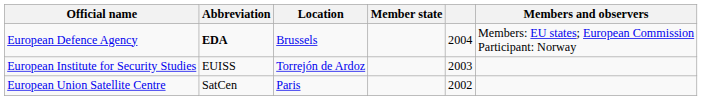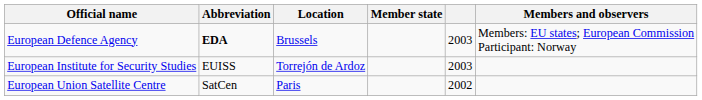(460, 40) 2004 -> (460, 40) 2003
